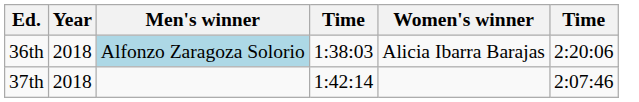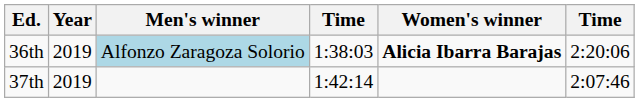(72, 50) 2018 -> (72, 50) 2019
(464, 50) normal -> (472, 50) bold
(72, 81) 2018 -> (72, 81) 2019
